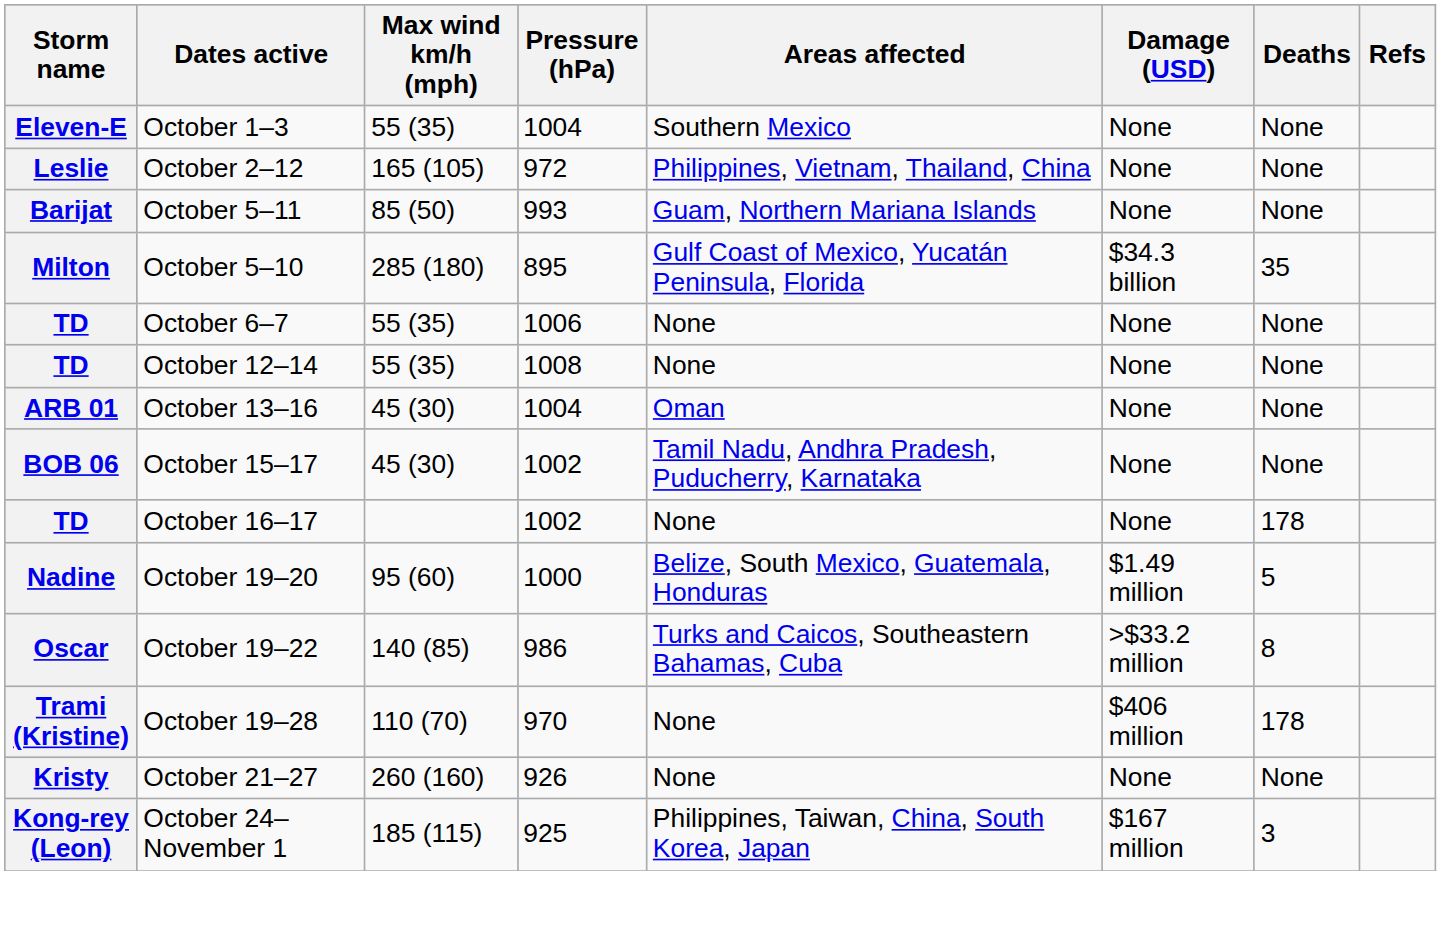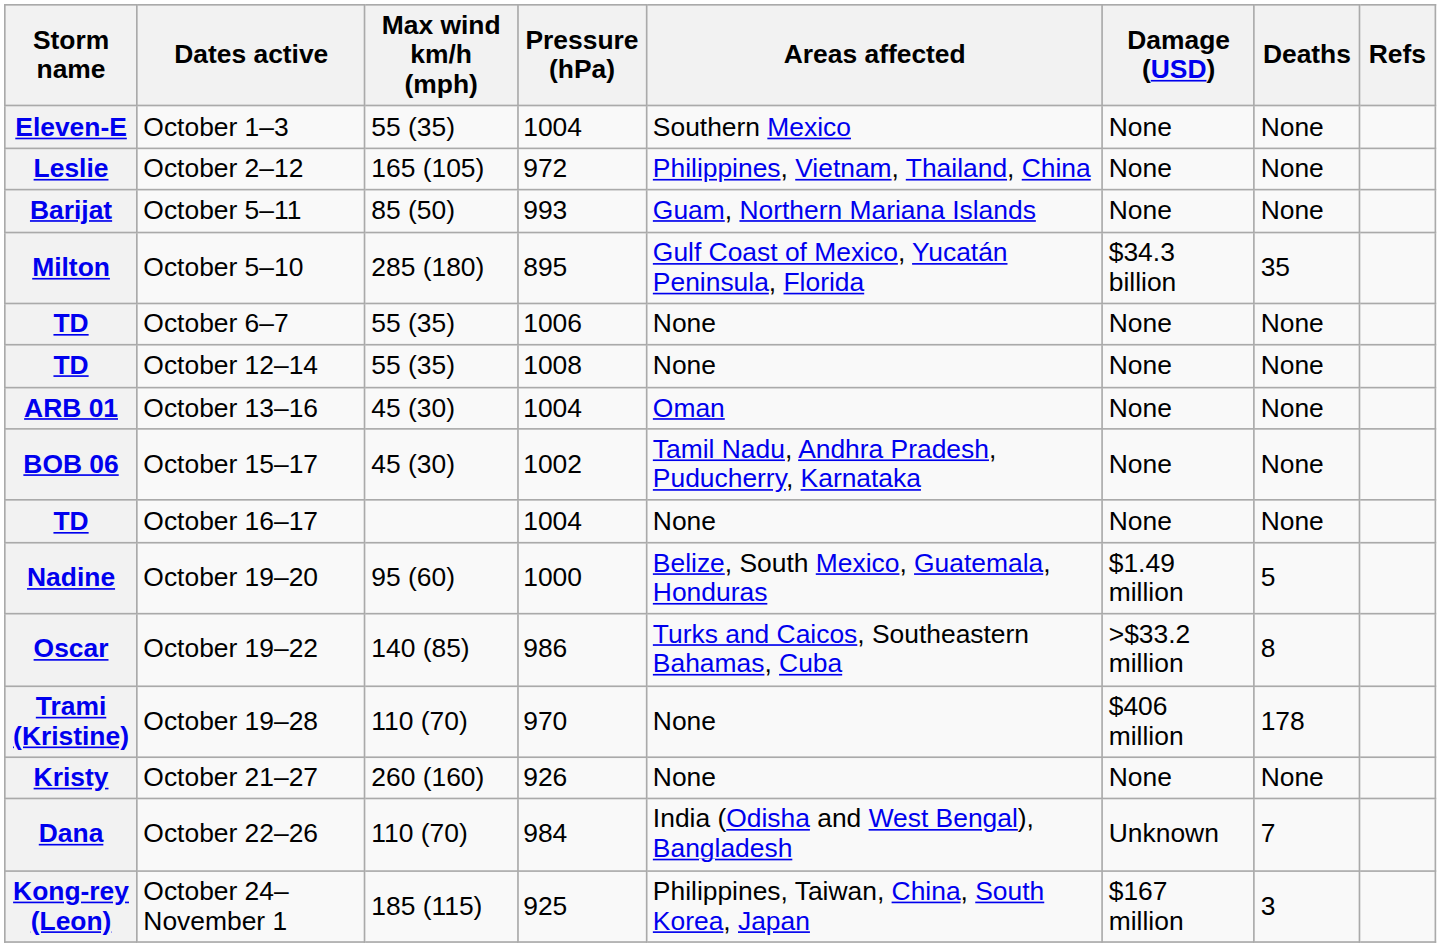(553, 521) 1002 -> (553, 521) 1004
(1283, 521) 178 -> (1292, 521) None
+ row: (231, 834)
